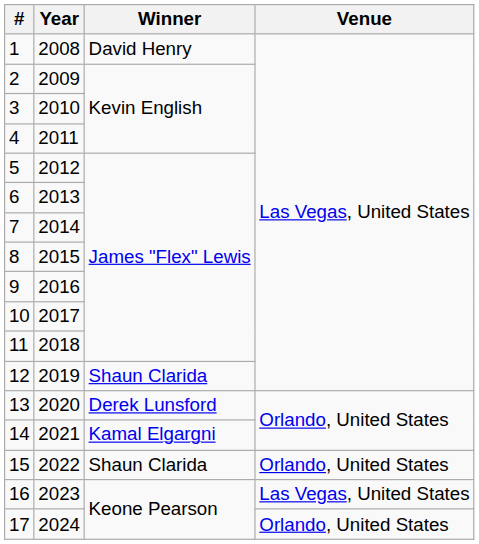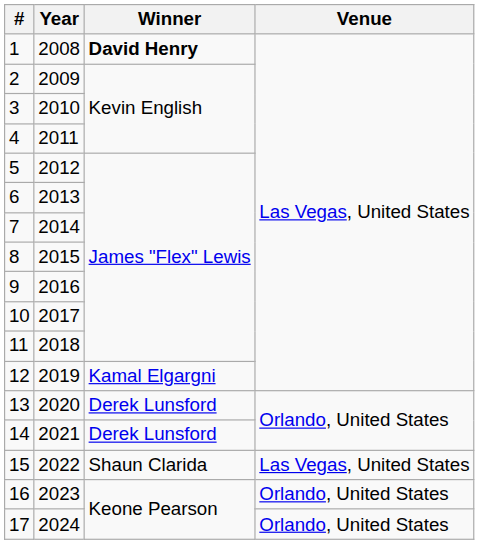(140, 49) normal -> (143, 49) bold
(148, 375) Shaun Clarida -> (152, 375) Kamal Elgargni
(152, 434) Kamal Elgargni -> (153, 434) Derek Lunsford
(354, 464) Orlando, United States -> (364, 464) Las Vegas, United States
(364, 494) Las Vegas, United States -> (354, 494) Orlando, United States
